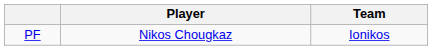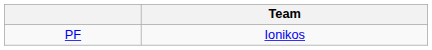- column: (186, 14)
